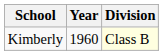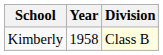(84, 38) 1960 -> (84, 38) 1958
